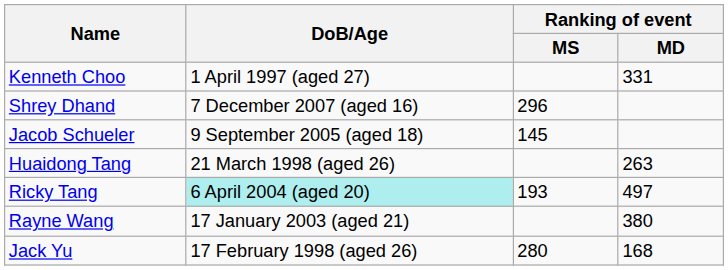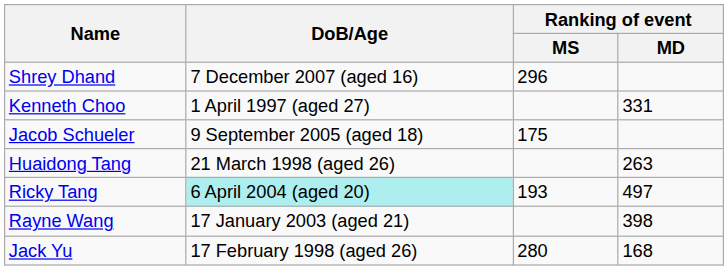rows swapped: (67, 77) <-> (62, 106)
(533, 135) 145 -> (533, 135) 175
(638, 221) 380 -> (638, 221) 398
